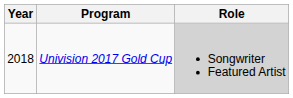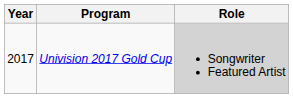(20, 58) 2018 -> (20, 58) 2017
